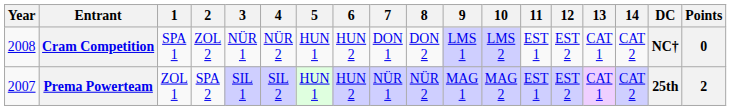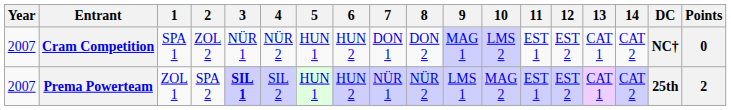(22, 46) 2008 -> (22, 46) 2007
(462, 46) LMS 1 -> (462, 46) MAG 1
(242, 85) normal -> (242, 85) bold
(462, 85) MAG 1 -> (462, 85) LMS 1
